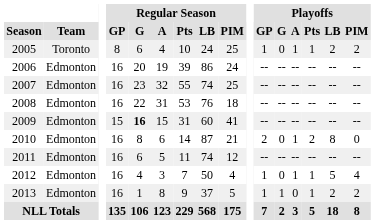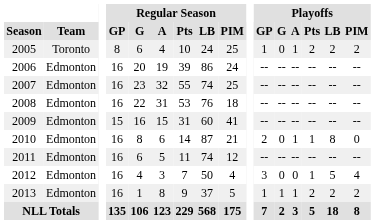(312, 49) 1 -> (312, 49) 2
(140, 121) bold -> (140, 121) normal
(312, 139) 2 -> (312, 139) 1
(264, 175) 1 -> (264, 175) 3
(295, 175) 1 -> (295, 175) 0
(295, 193) 0 -> (295, 193) 1
(312, 193) 1 -> (312, 193) 2
